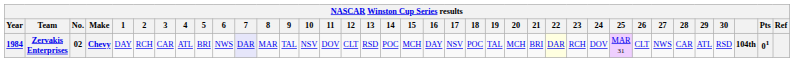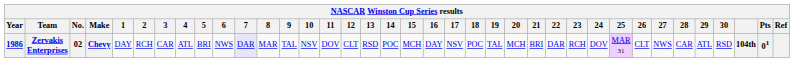(15, 45) 1984 -> (15, 45) 1986
(556, 45) lightyellow background -> (556, 45) no background
